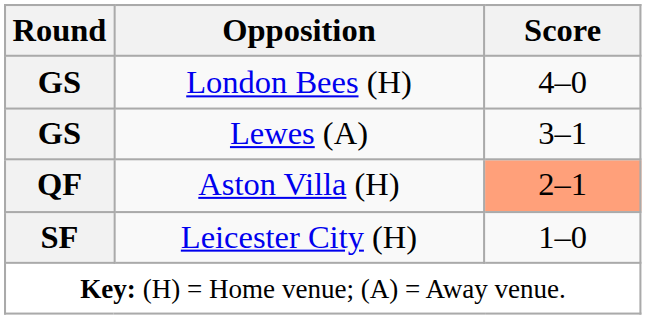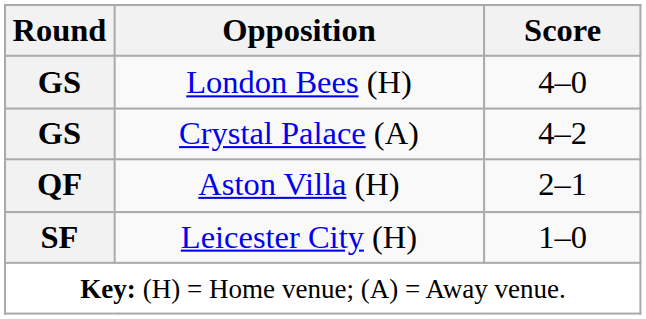+ row: (299, 133)
- row: (299, 133)
(563, 184) lightsalmon background -> (563, 184) no background
